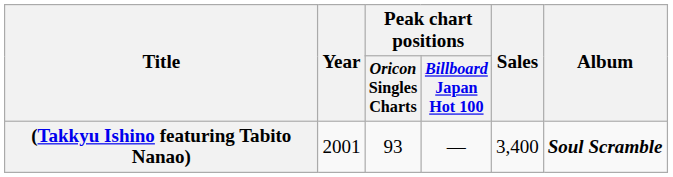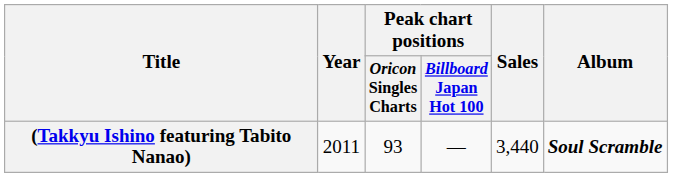(341, 146) 2001 -> (341, 146) 2011
(517, 146) 3,400 -> (517, 146) 3,440
